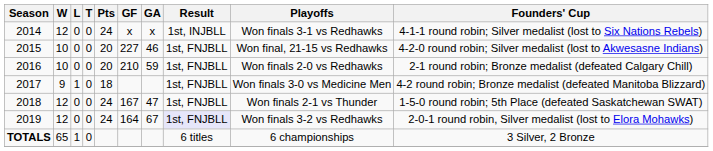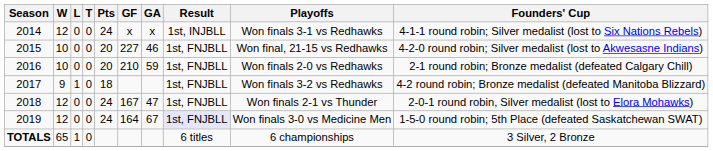(312, 84) Won finals 3-0 vs Medicine Men -> (312, 84) Won finals 3-2 vs Redhawks
(551, 102) 1-5-0 round robin; 5th Place (defeated Saskatchewan SWAT) -> (551, 102) 2-0-1 round robin, Silver medalist (lost to Elora Mohawks)
(312, 119) Won finals 3-2 vs Redhawks -> (312, 119) Won finals 3-0 vs Medicine Men
(551, 119) 2-0-1 round robin, Silver medalist (lost to Elora Mohawks) -> (551, 119) 1-5-0 round robin; 5th Place (defeated Saskatchewan SWAT)
